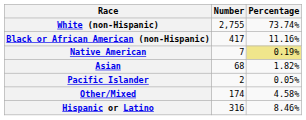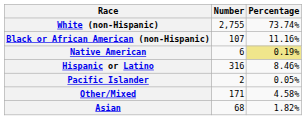(237, 39) 417 -> (237, 39) 107
(242, 53) 7 -> (242, 53) 6
rows swapped: (108, 66) <-> (108, 108)
(237, 94) 174 -> (237, 94) 171
